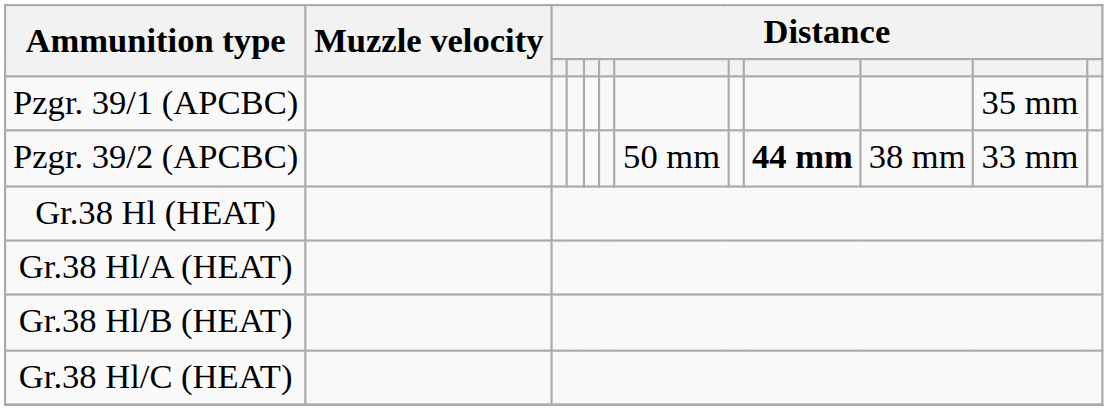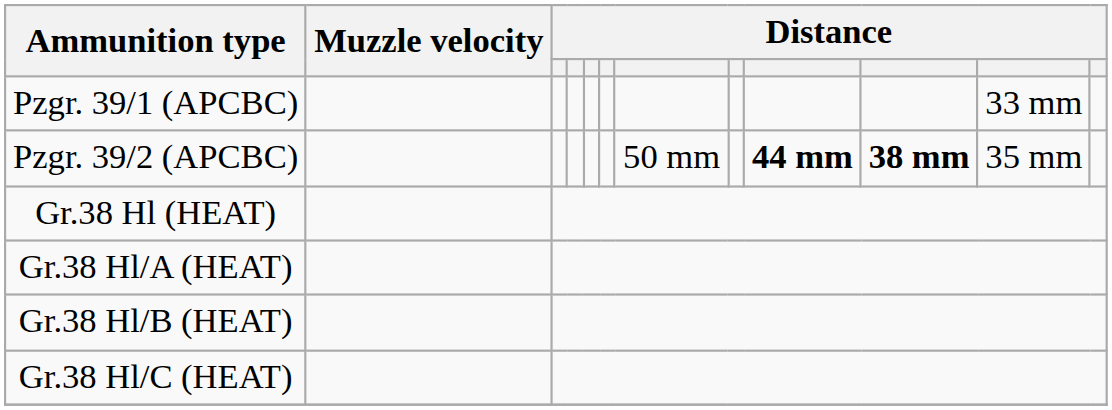(1030, 102) 35 mm -> (1034, 102) 33 mm
(917, 157) normal -> (919, 157) bold
(1030, 157) 33 mm -> (1034, 157) 35 mm
